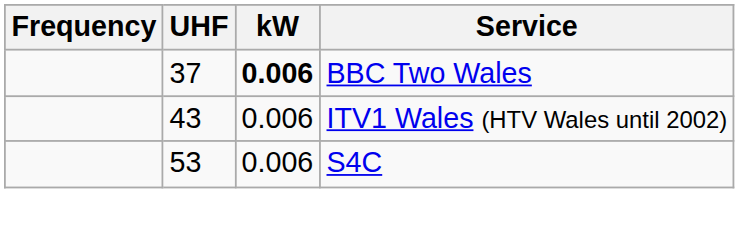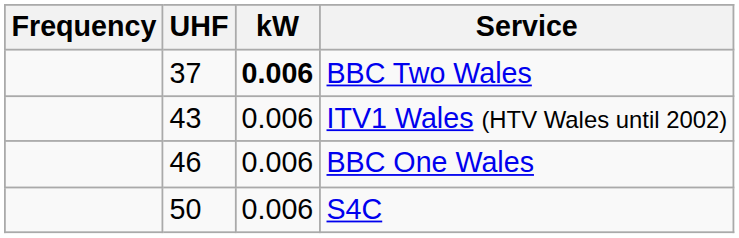+ row: (430, 163)
(185, 163) 53 -> (185, 208) 50
